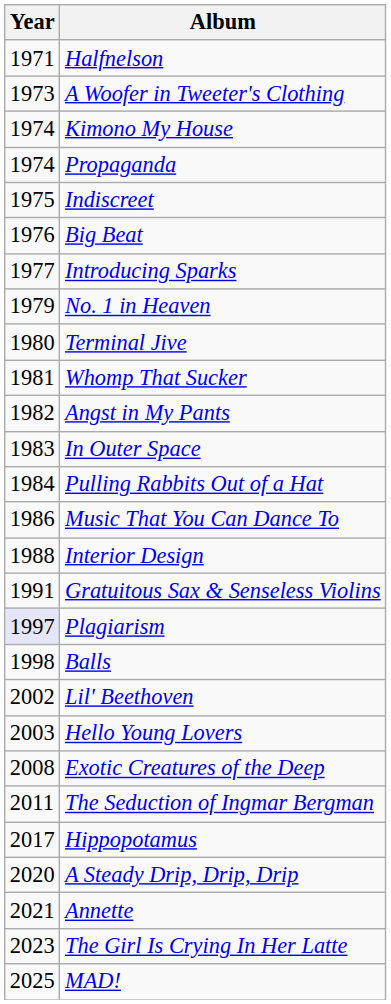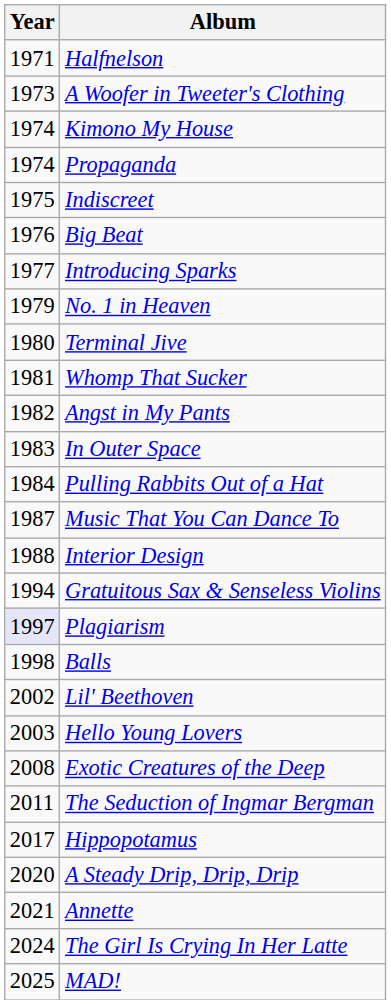(32, 519) 1986 -> (32, 519) 1987
(32, 590) 1991 -> (32, 590) 1994
(32, 945) 2023 -> (32, 945) 2024
